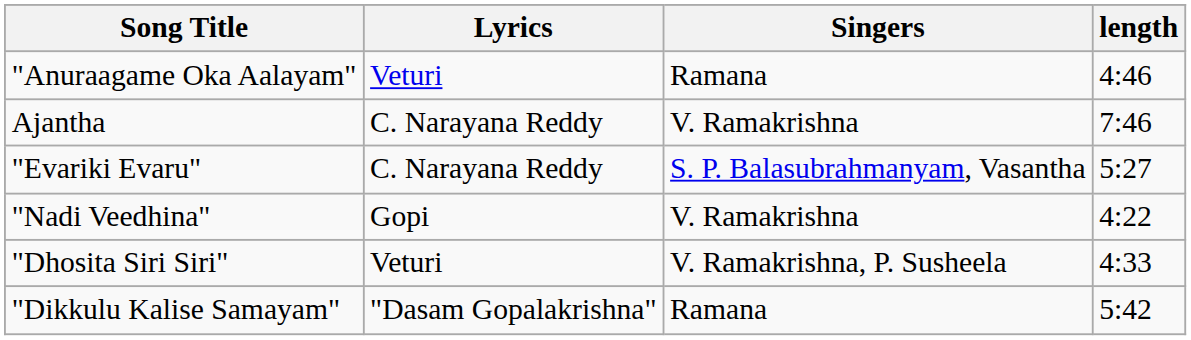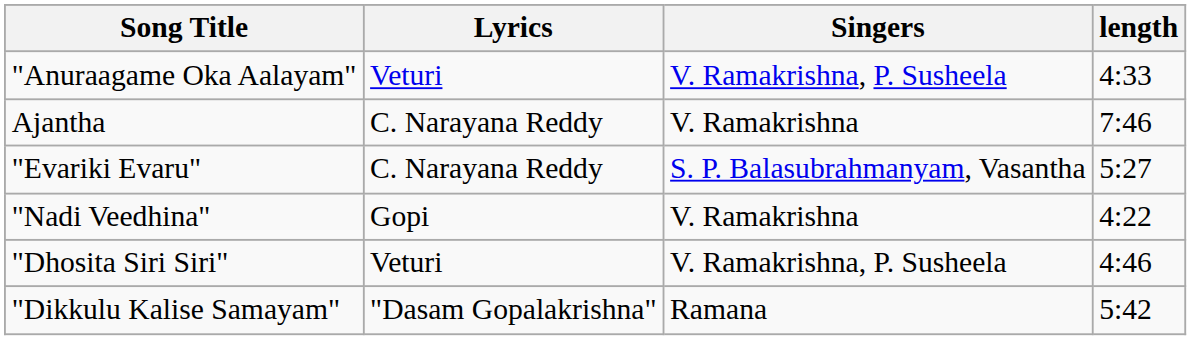(719, 74) Ramana -> (838, 74) V. Ramakrishna, P. Susheela
(1126, 74) 4:46 -> (1126, 74) 4:33
(1126, 262) 4:33 -> (1126, 262) 4:46
